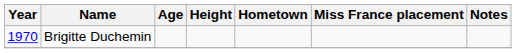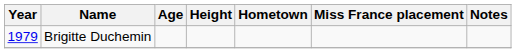(23, 36) 1970 -> (23, 36) 1979
